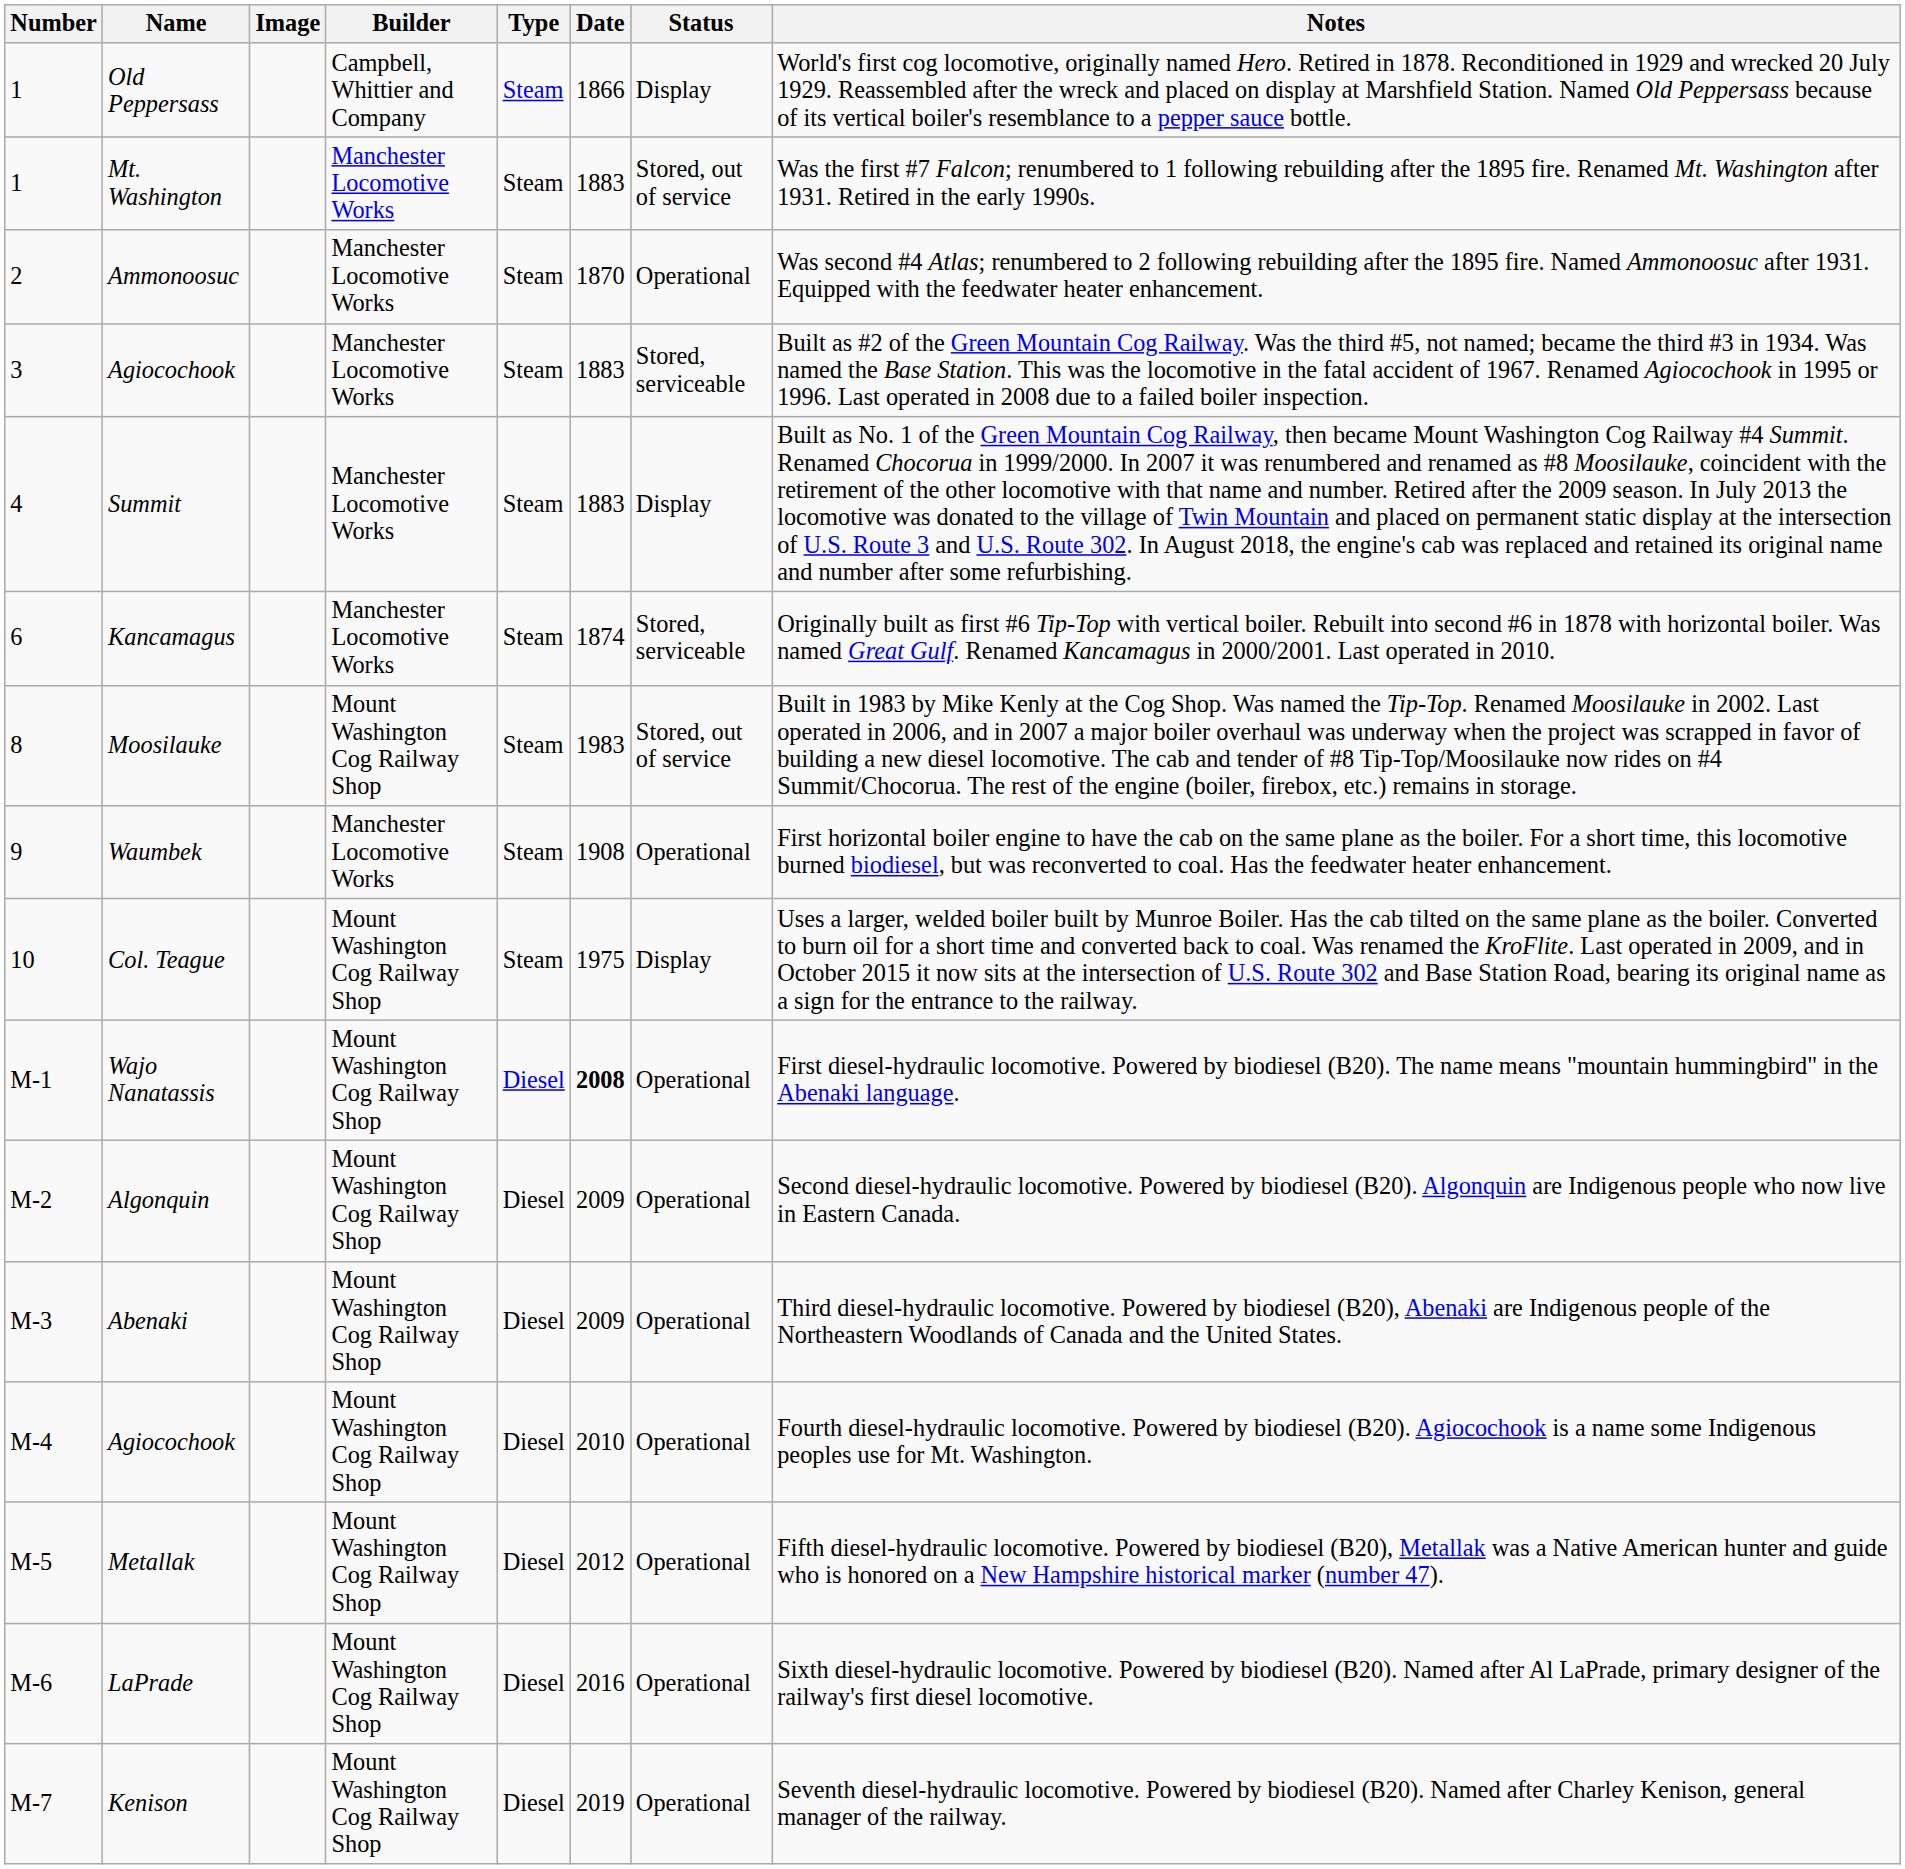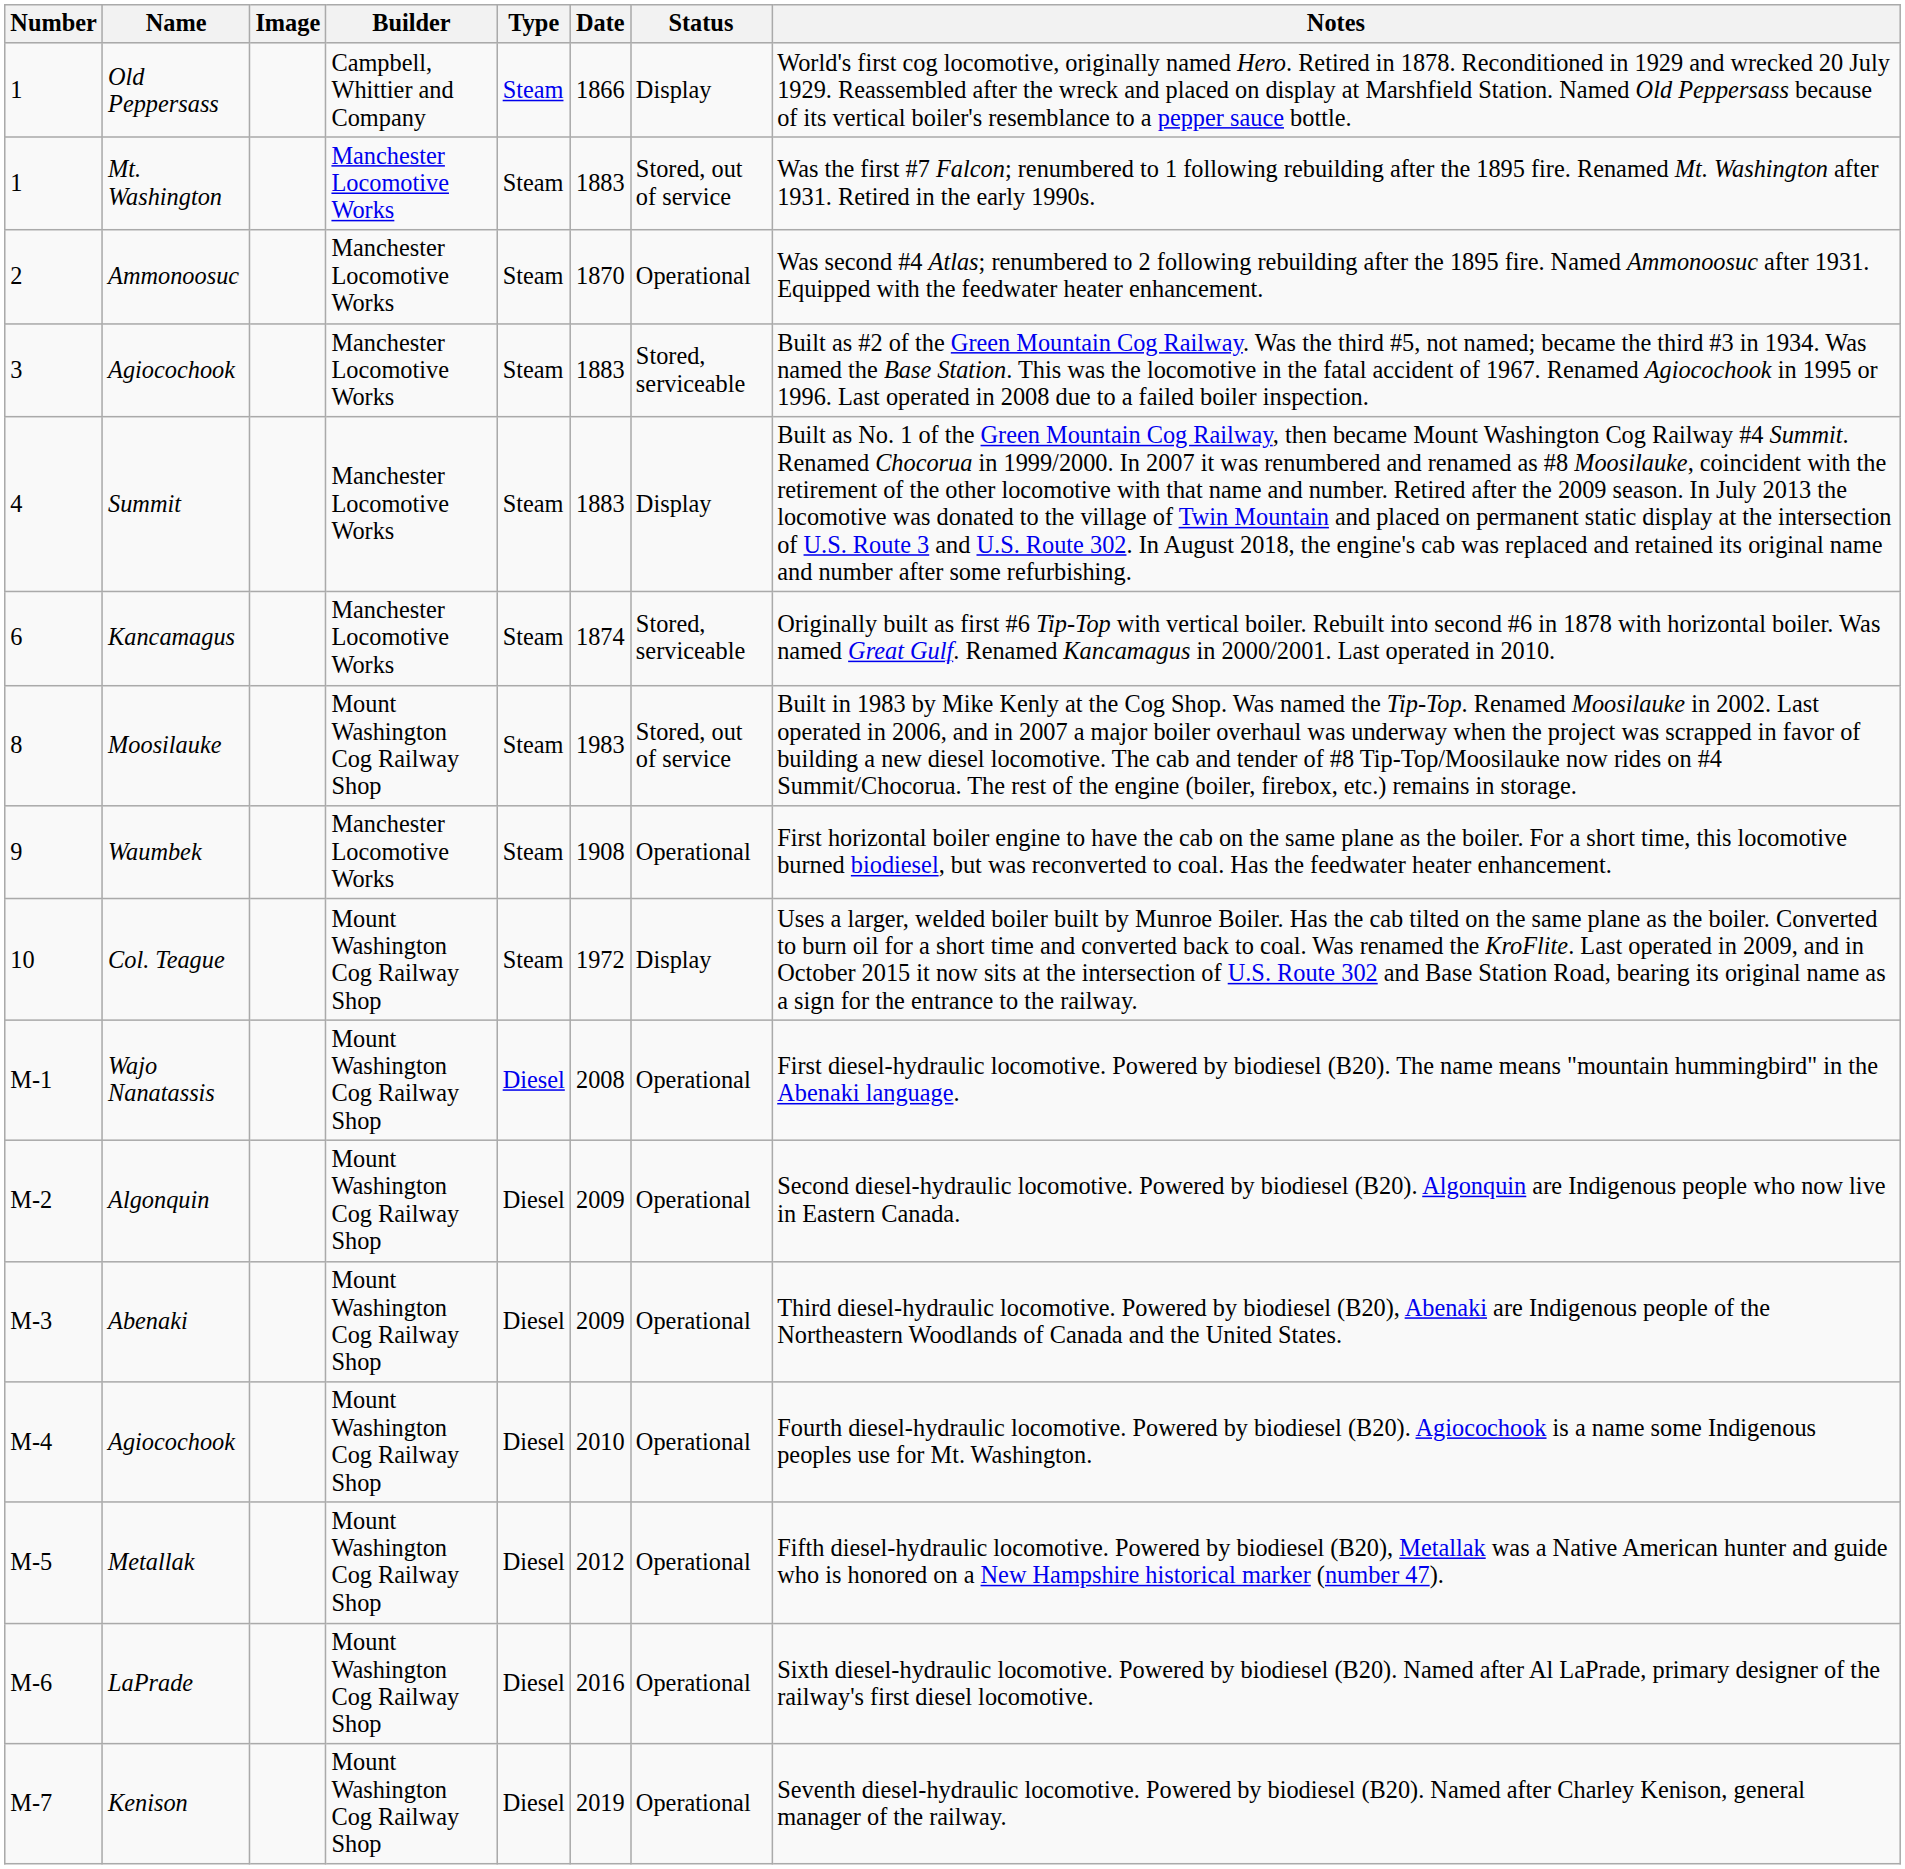(600, 959) 1975 -> (600, 959) 1972
(600, 1079) bold -> (600, 1079) normal
